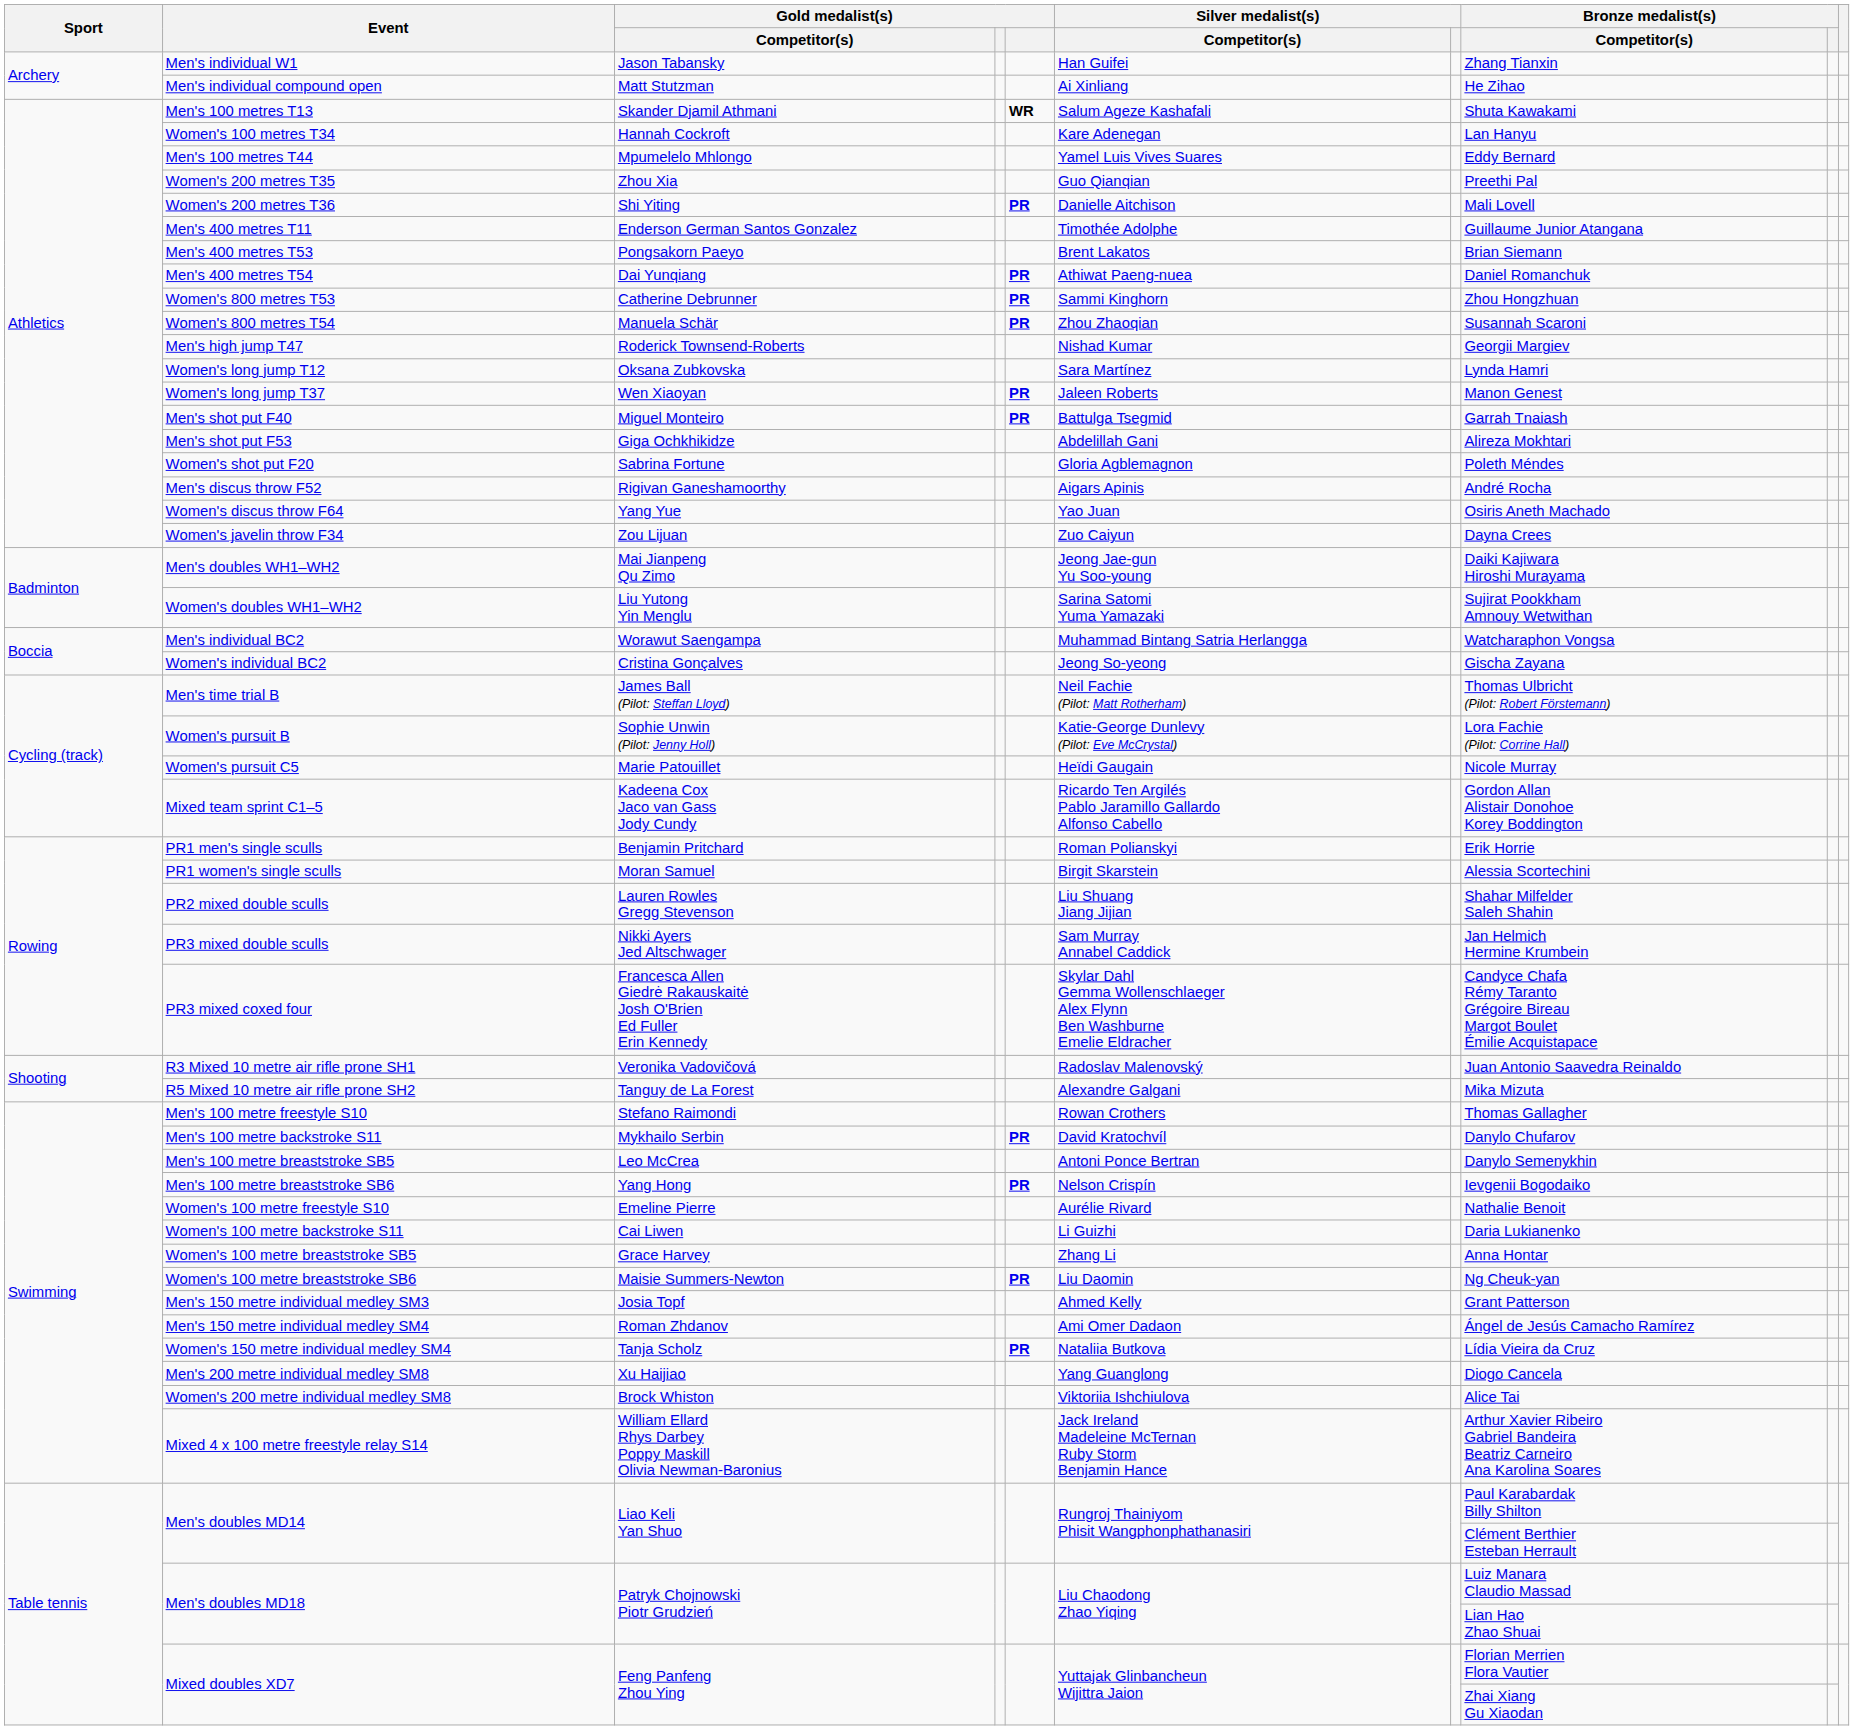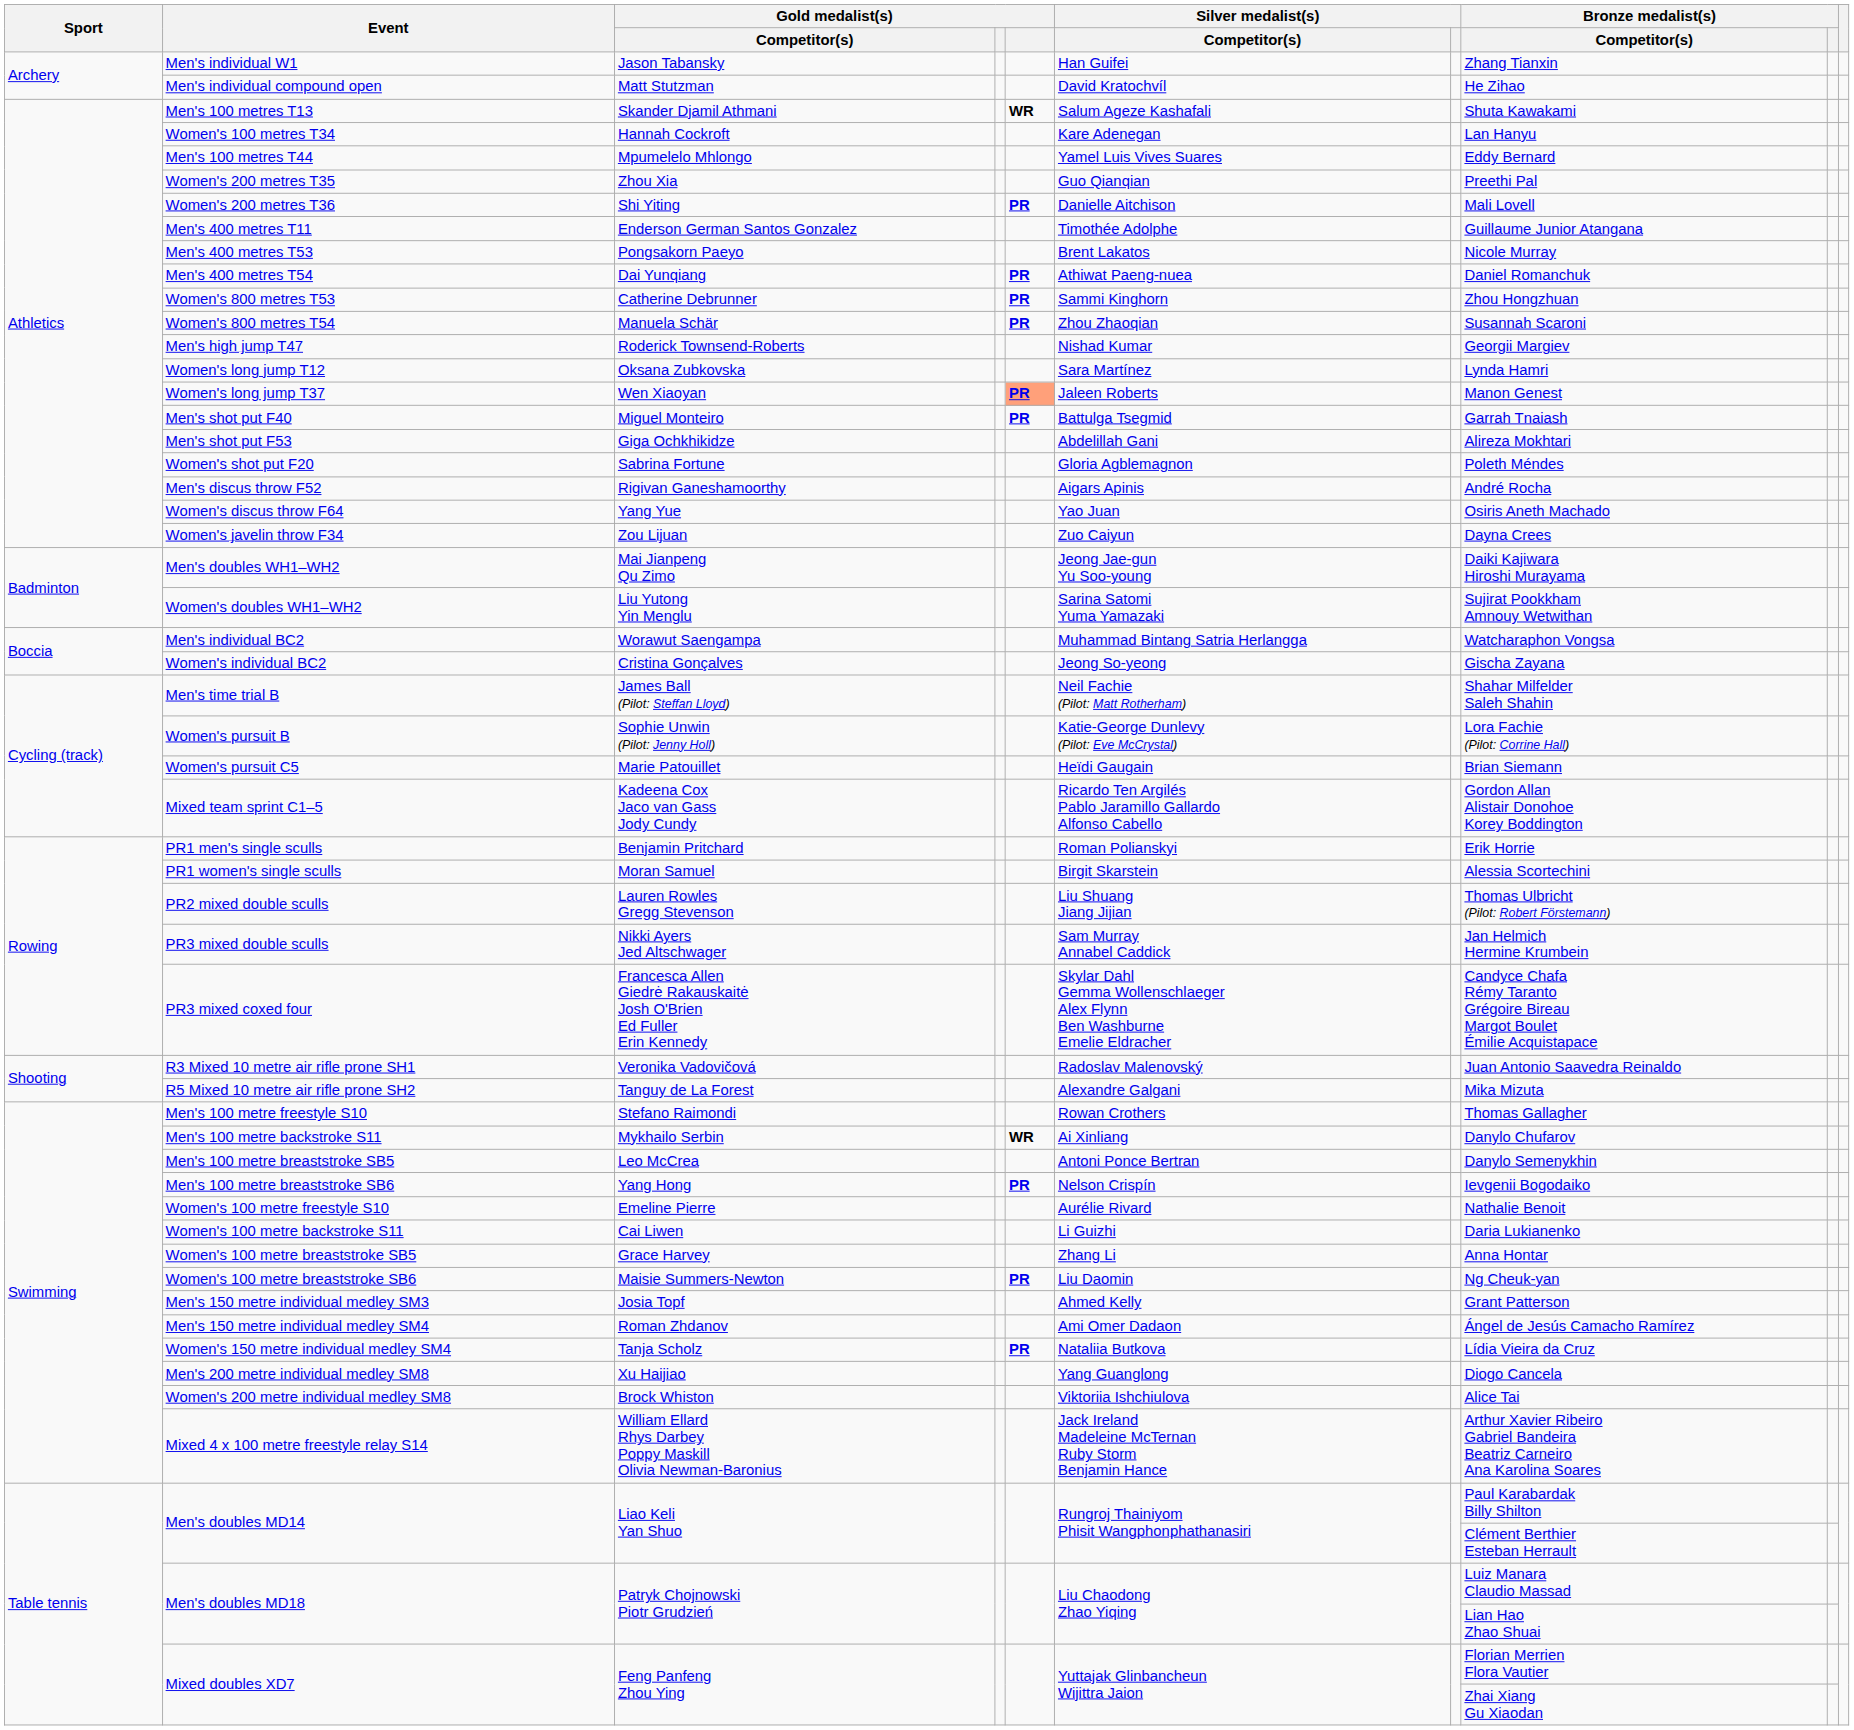(1093, 87) Ai Xinliang -> (1112, 87) David Kratochvíl
(1513, 252) Brian Siemann -> (1510, 252) Nicole Murray
(1019, 393) no background -> (1019, 393) lightsalmon background
(1537, 695) Thomas Ulbricht (Pilot: Robert Förstemann) -> (1519, 695) Shahar Milfelder Saleh Shahin
(1510, 767) Nicole Murray -> (1513, 767) Brian Siemann
(1519, 903) Shahar Milfelder Saleh Shahin -> (1537, 903) Thomas Ulbricht (Pilot: Robert Förstemann)
(1019, 1137) PR -> (1021, 1137) WR
(1112, 1137) David Kratochvíl -> (1093, 1137) Ai Xinliang
